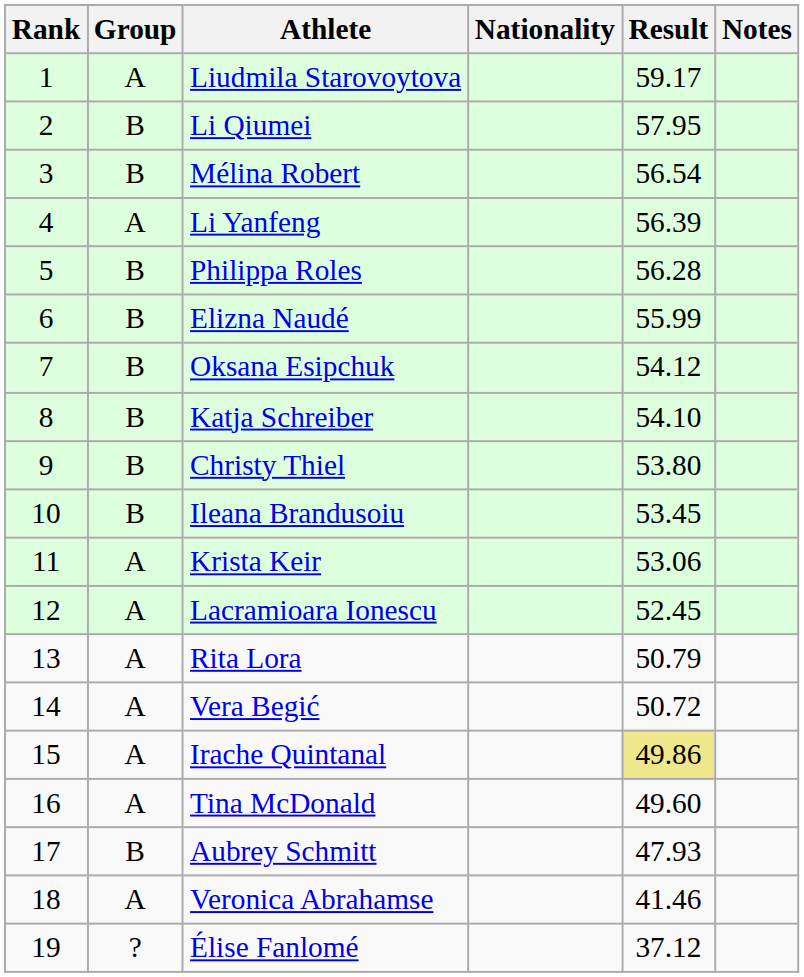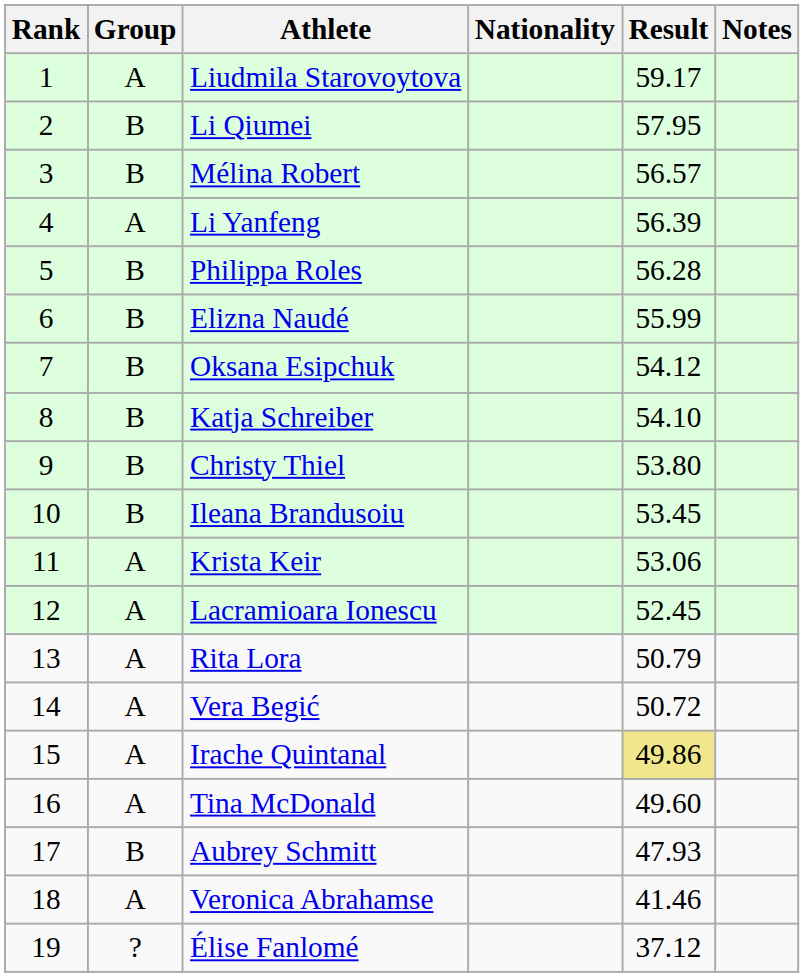(668, 173) 56.54 -> (668, 173) 56.57
